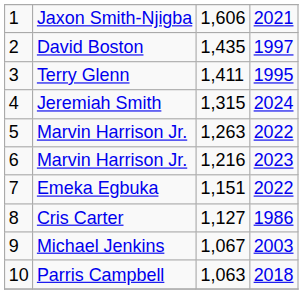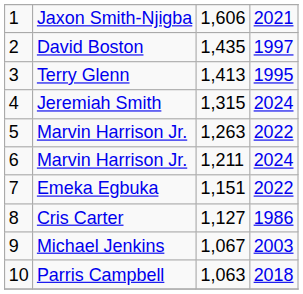(222, 75) 1,411 -> (223, 75) 1,413
(223, 160) 1,216 -> (222, 160) 1,211
(274, 160) 2023 -> (274, 160) 2024
